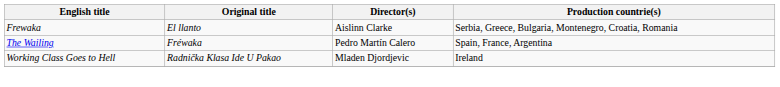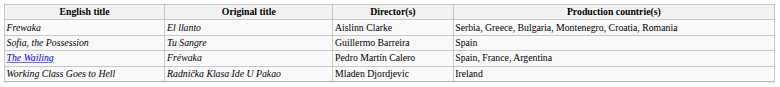+ row: (48, 43)
